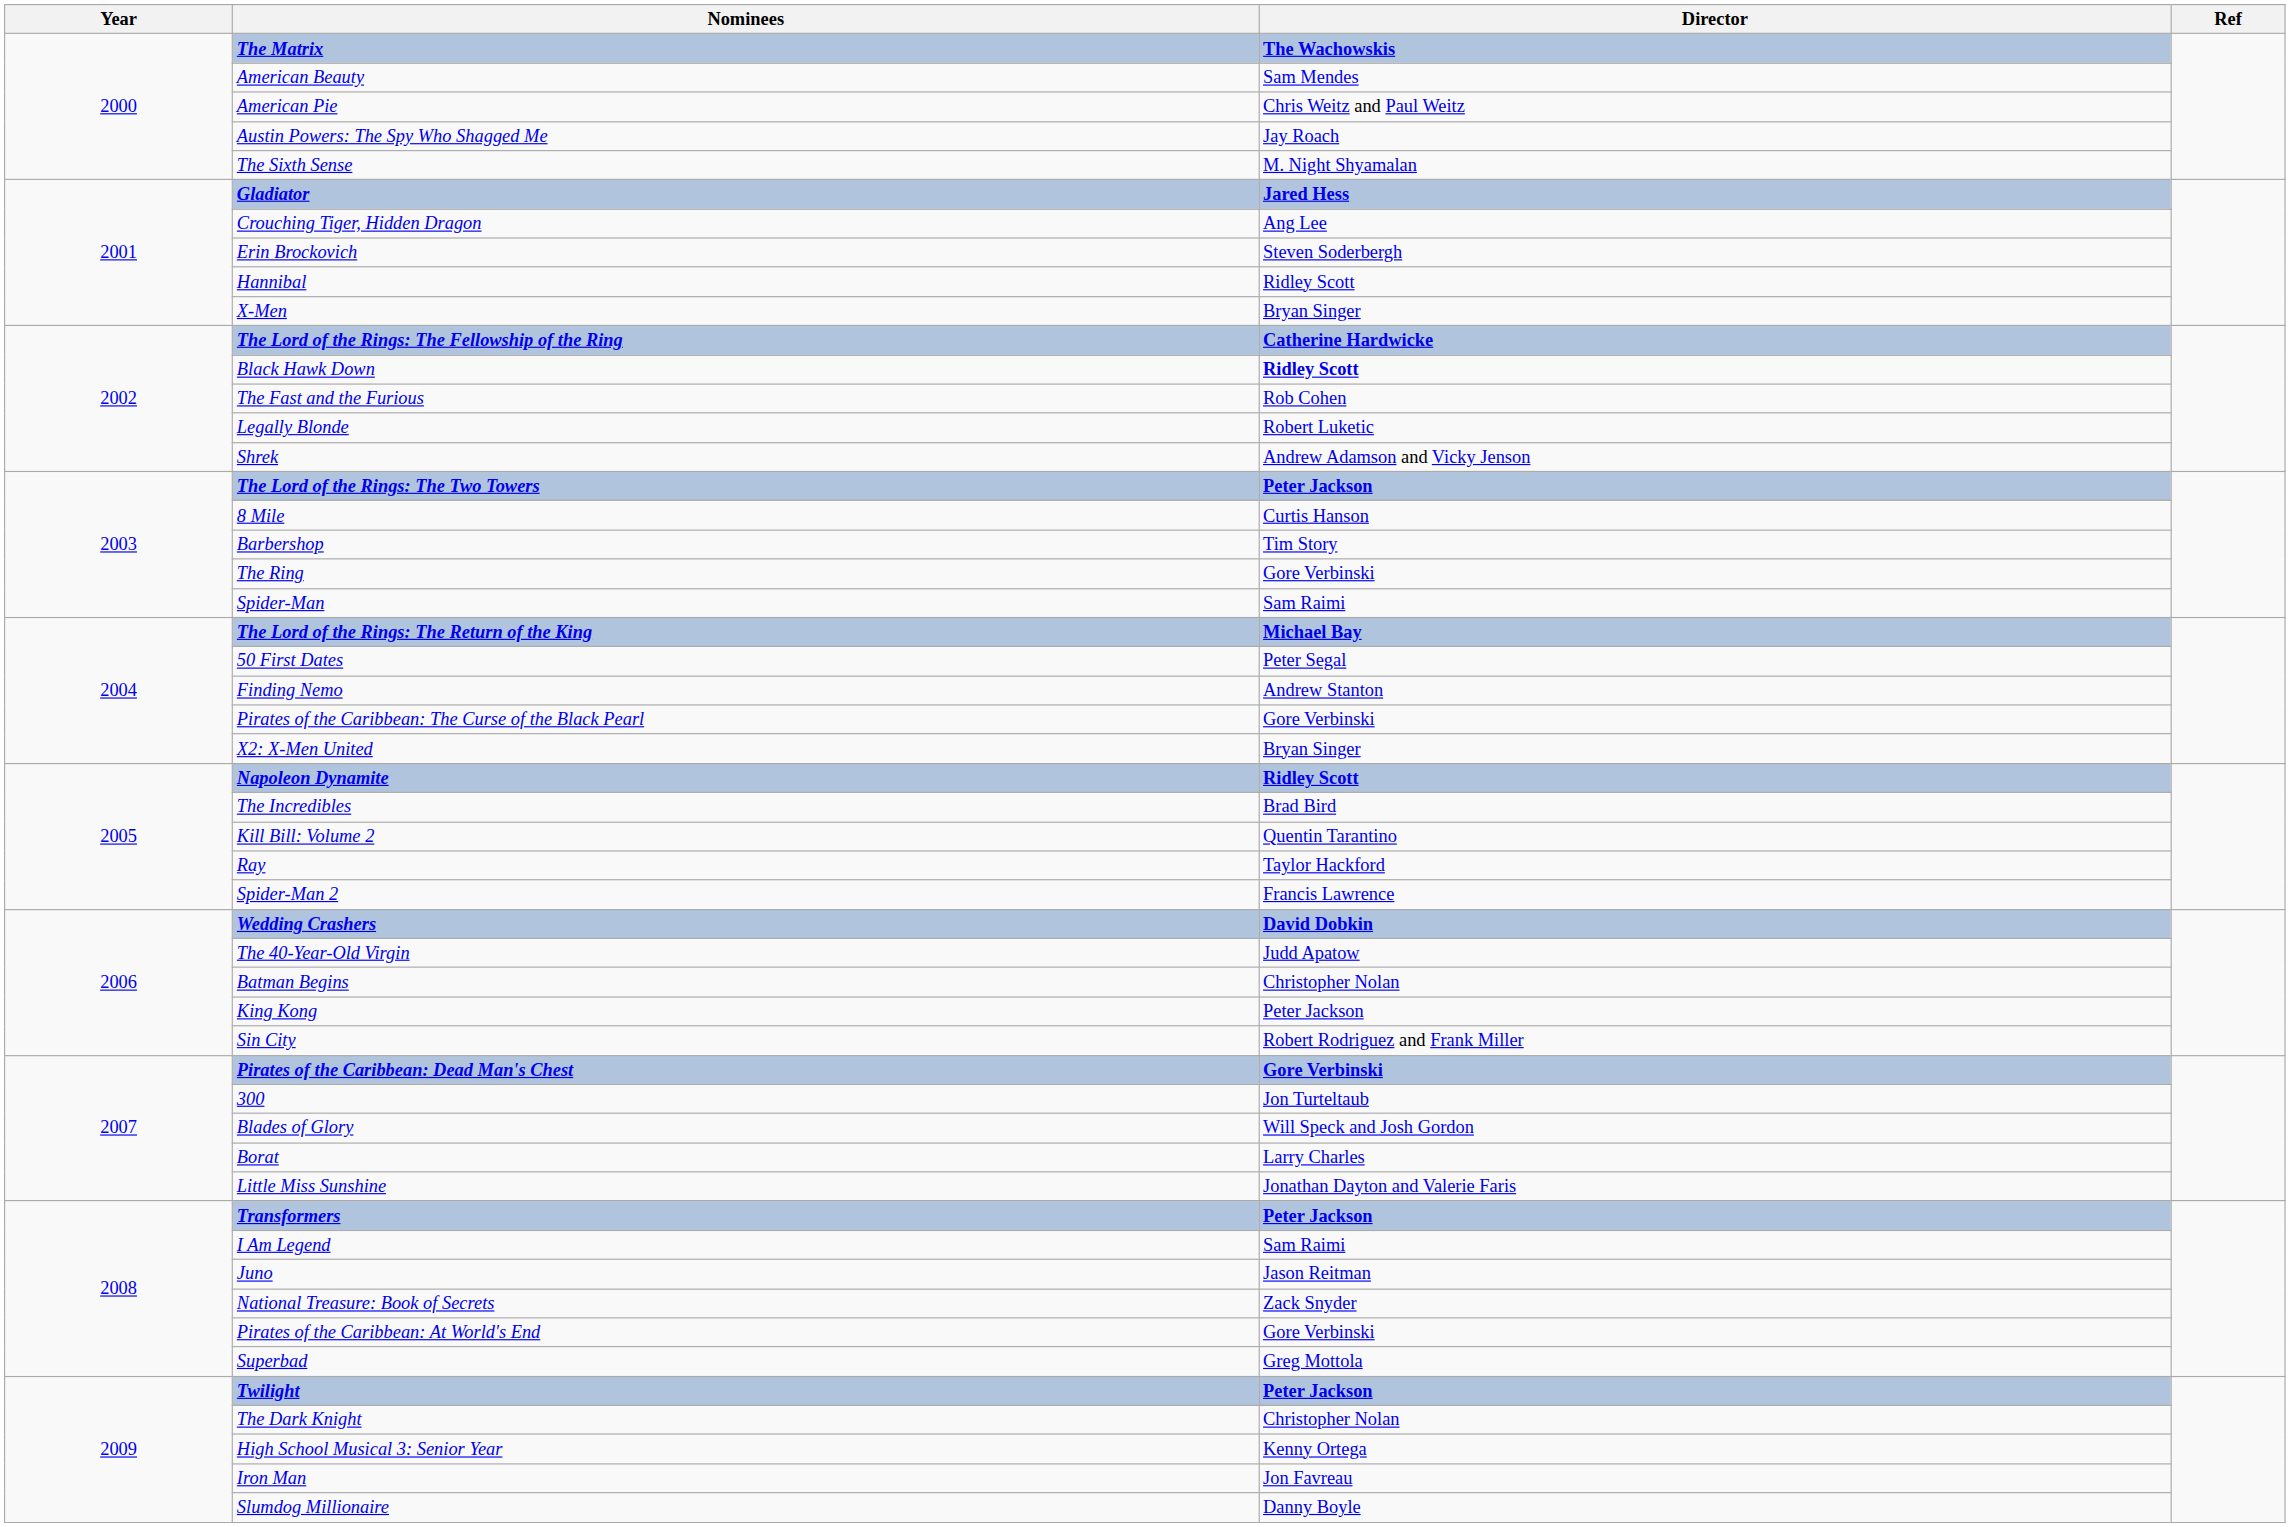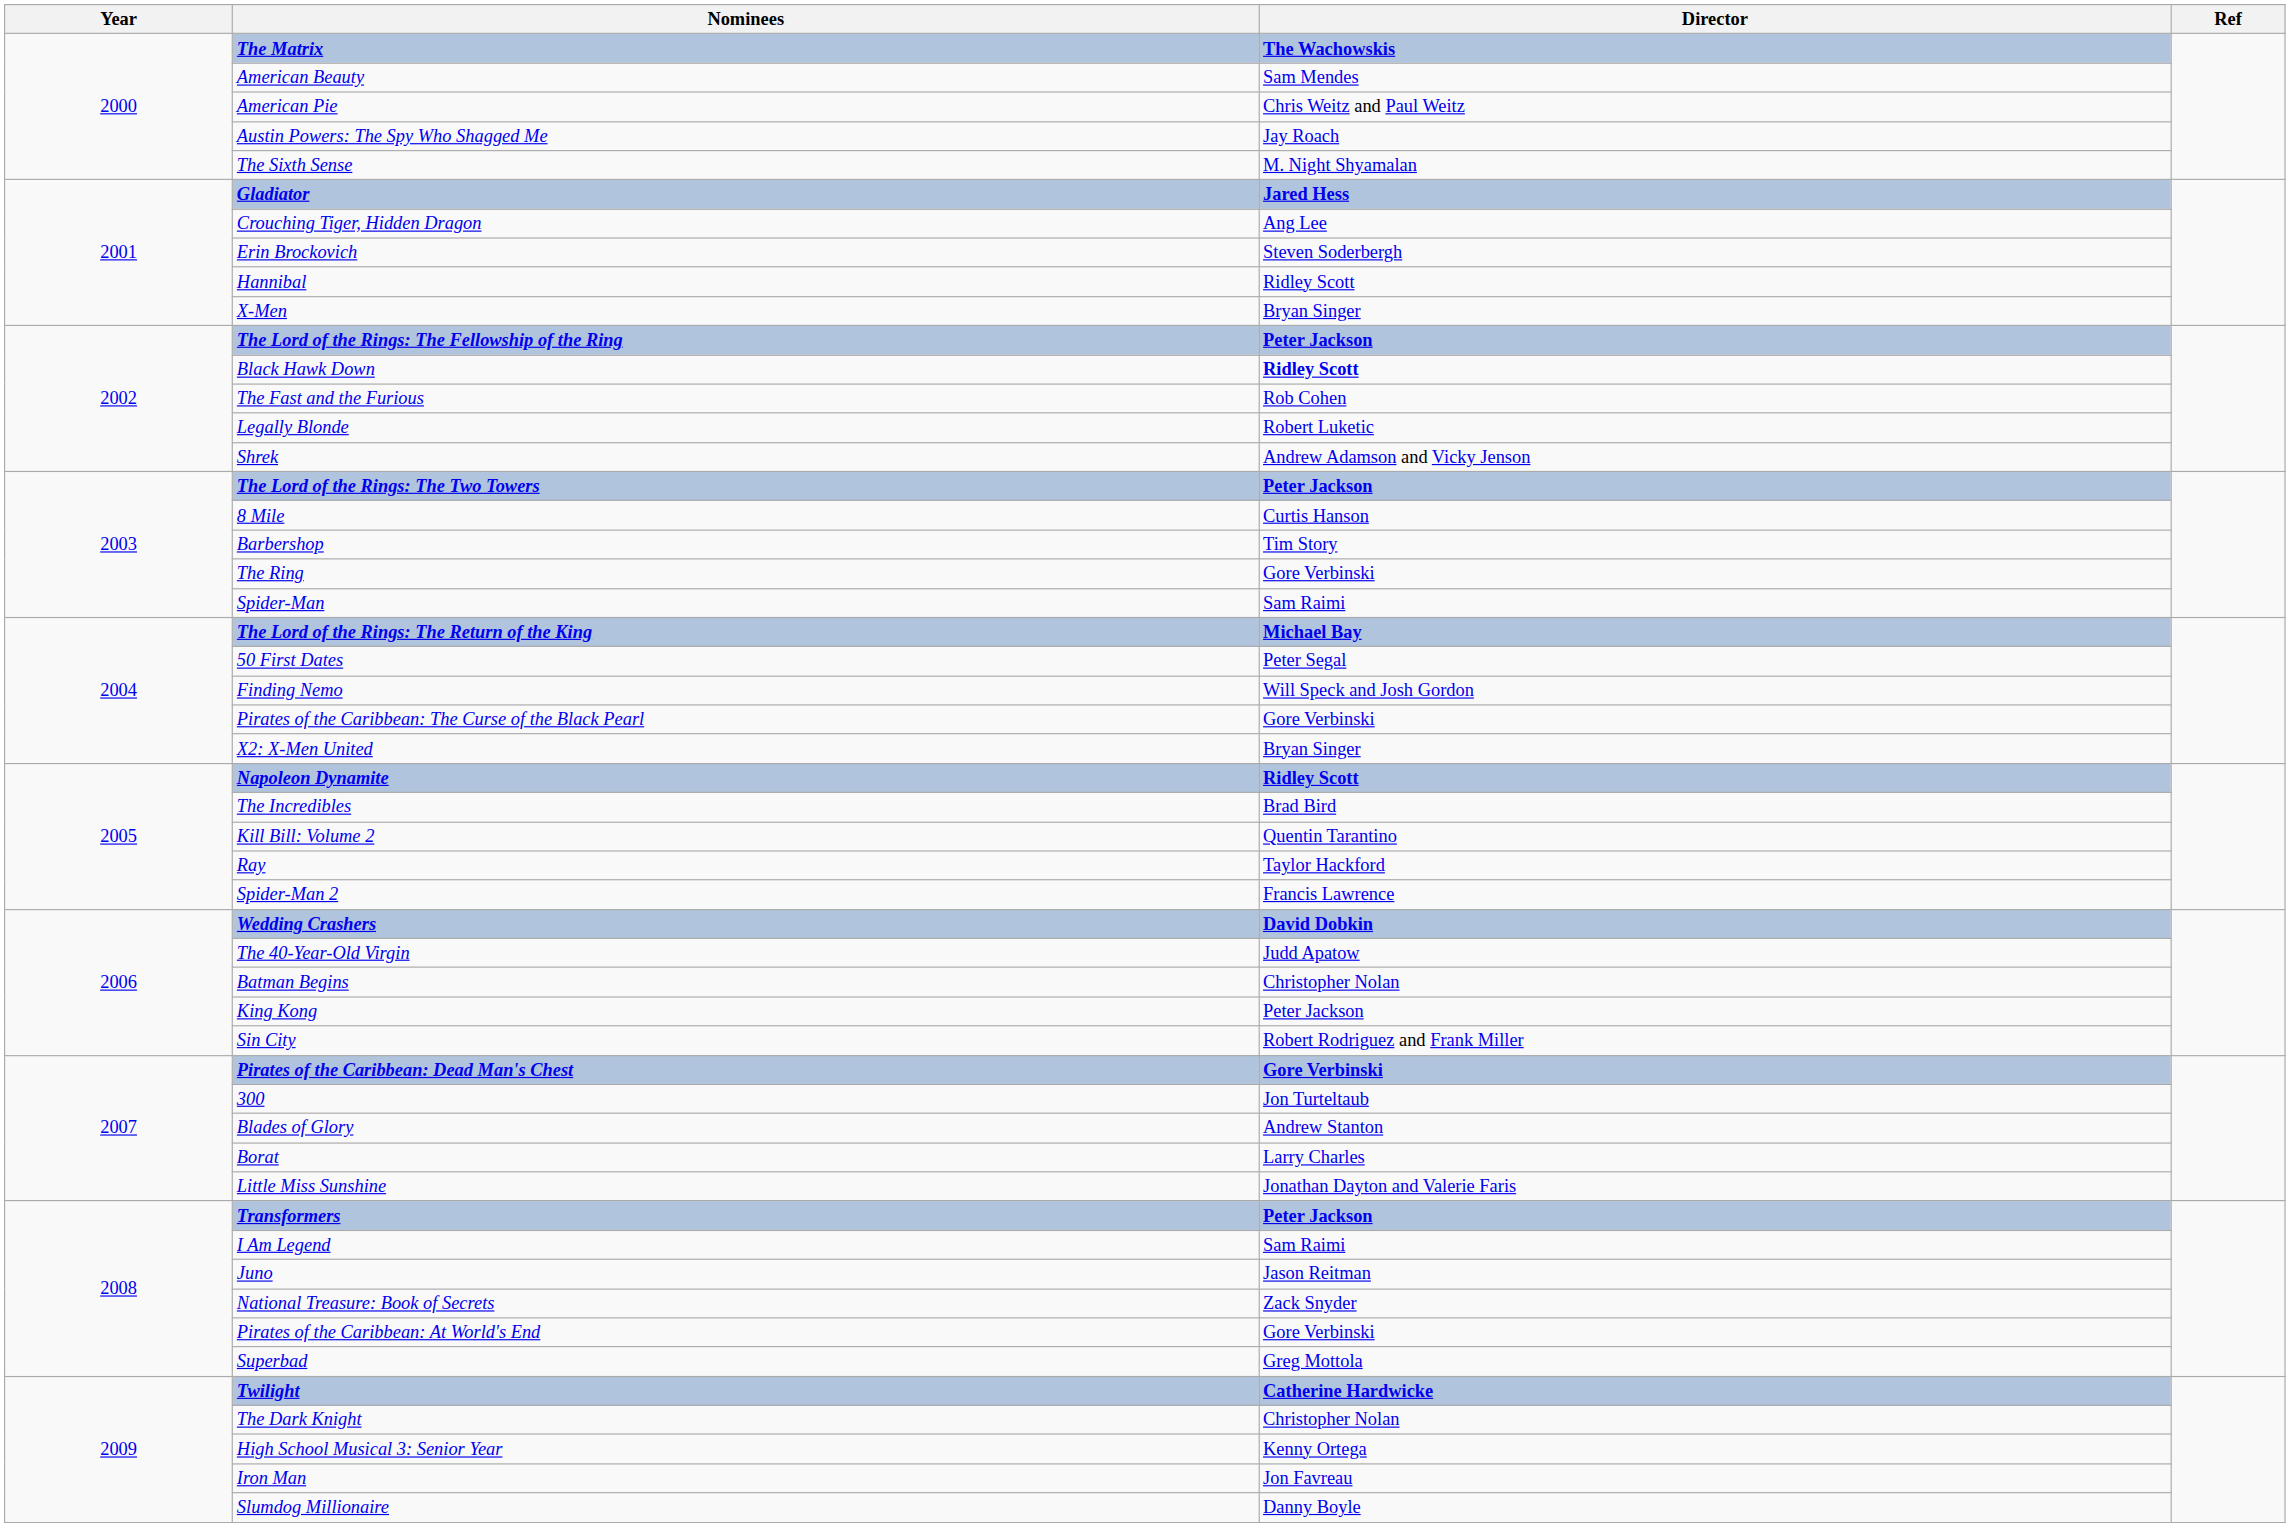(1348, 340) Catherine Hardwicke -> (1318, 340) Peter Jackson
(1323, 690) Andrew Stanton -> (1368, 690) Will Speck and Josh Gordon
(1368, 1127) Will Speck and Josh Gordon -> (1323, 1127) Andrew Stanton
(1318, 1390) Peter Jackson -> (1348, 1390) Catherine Hardwicke
